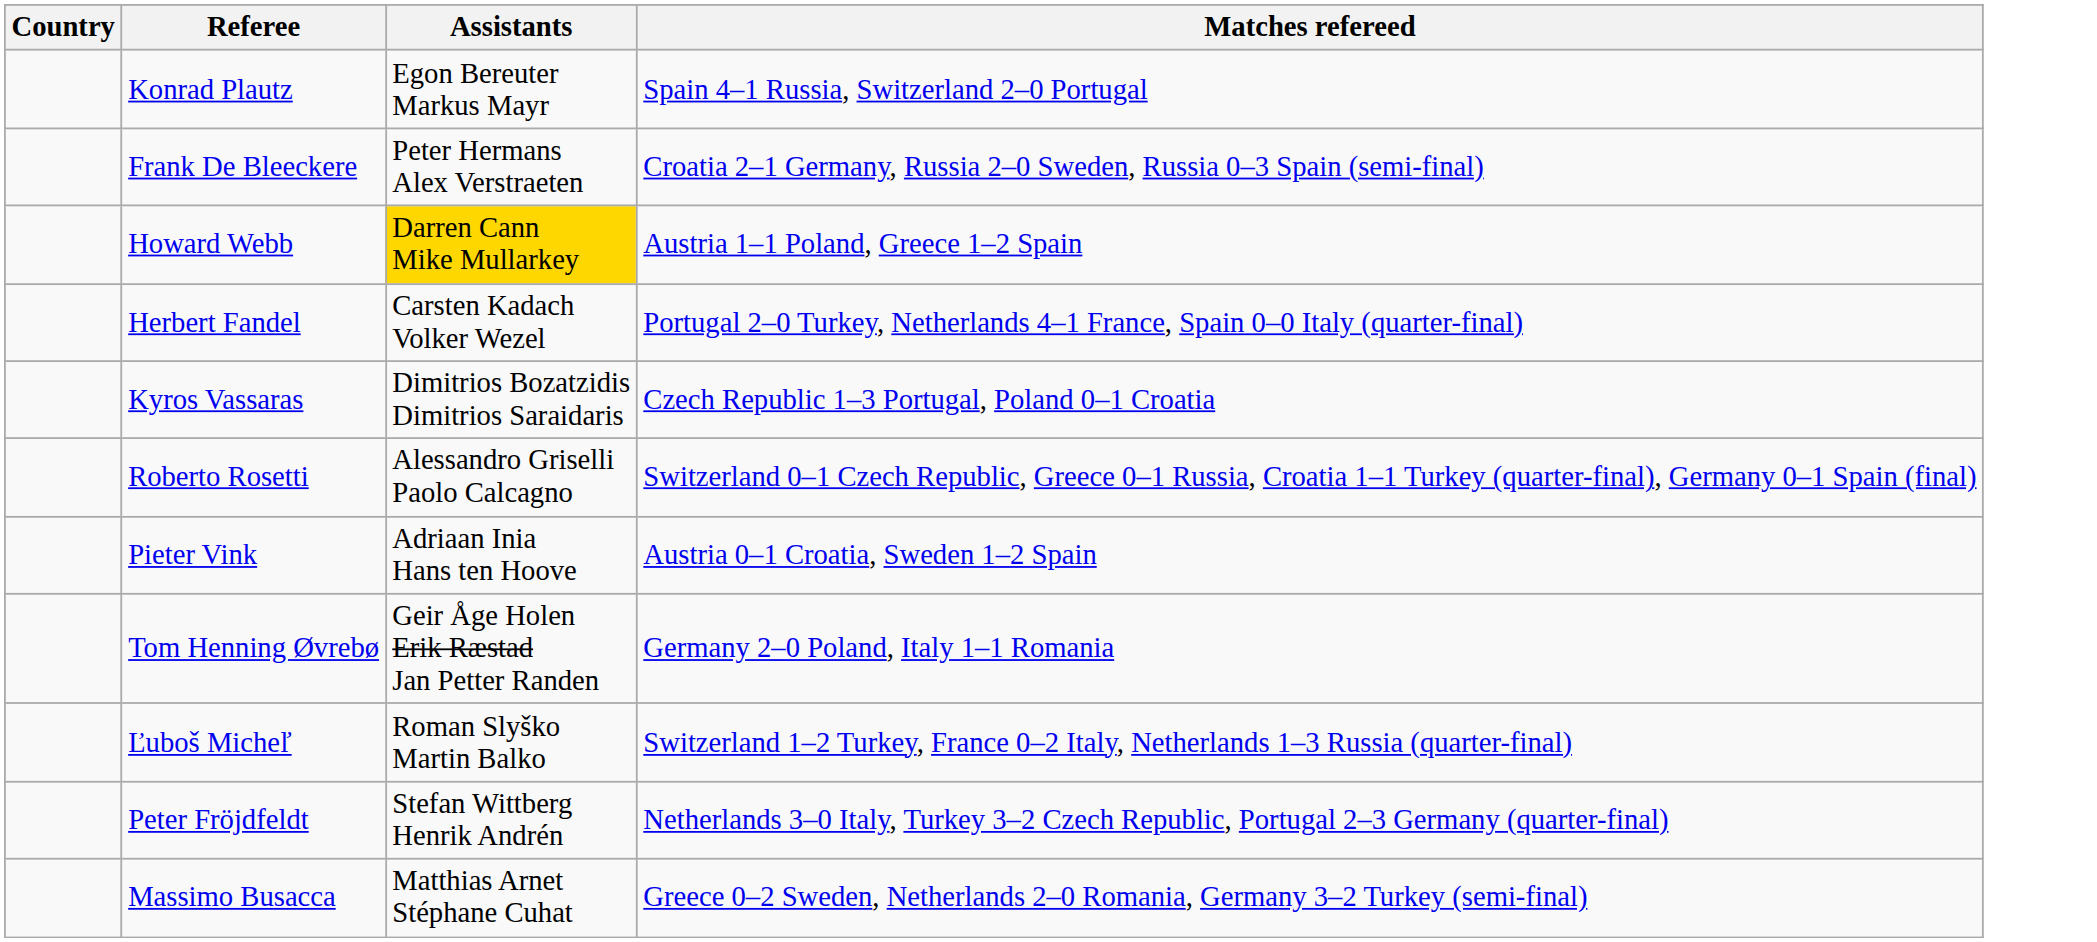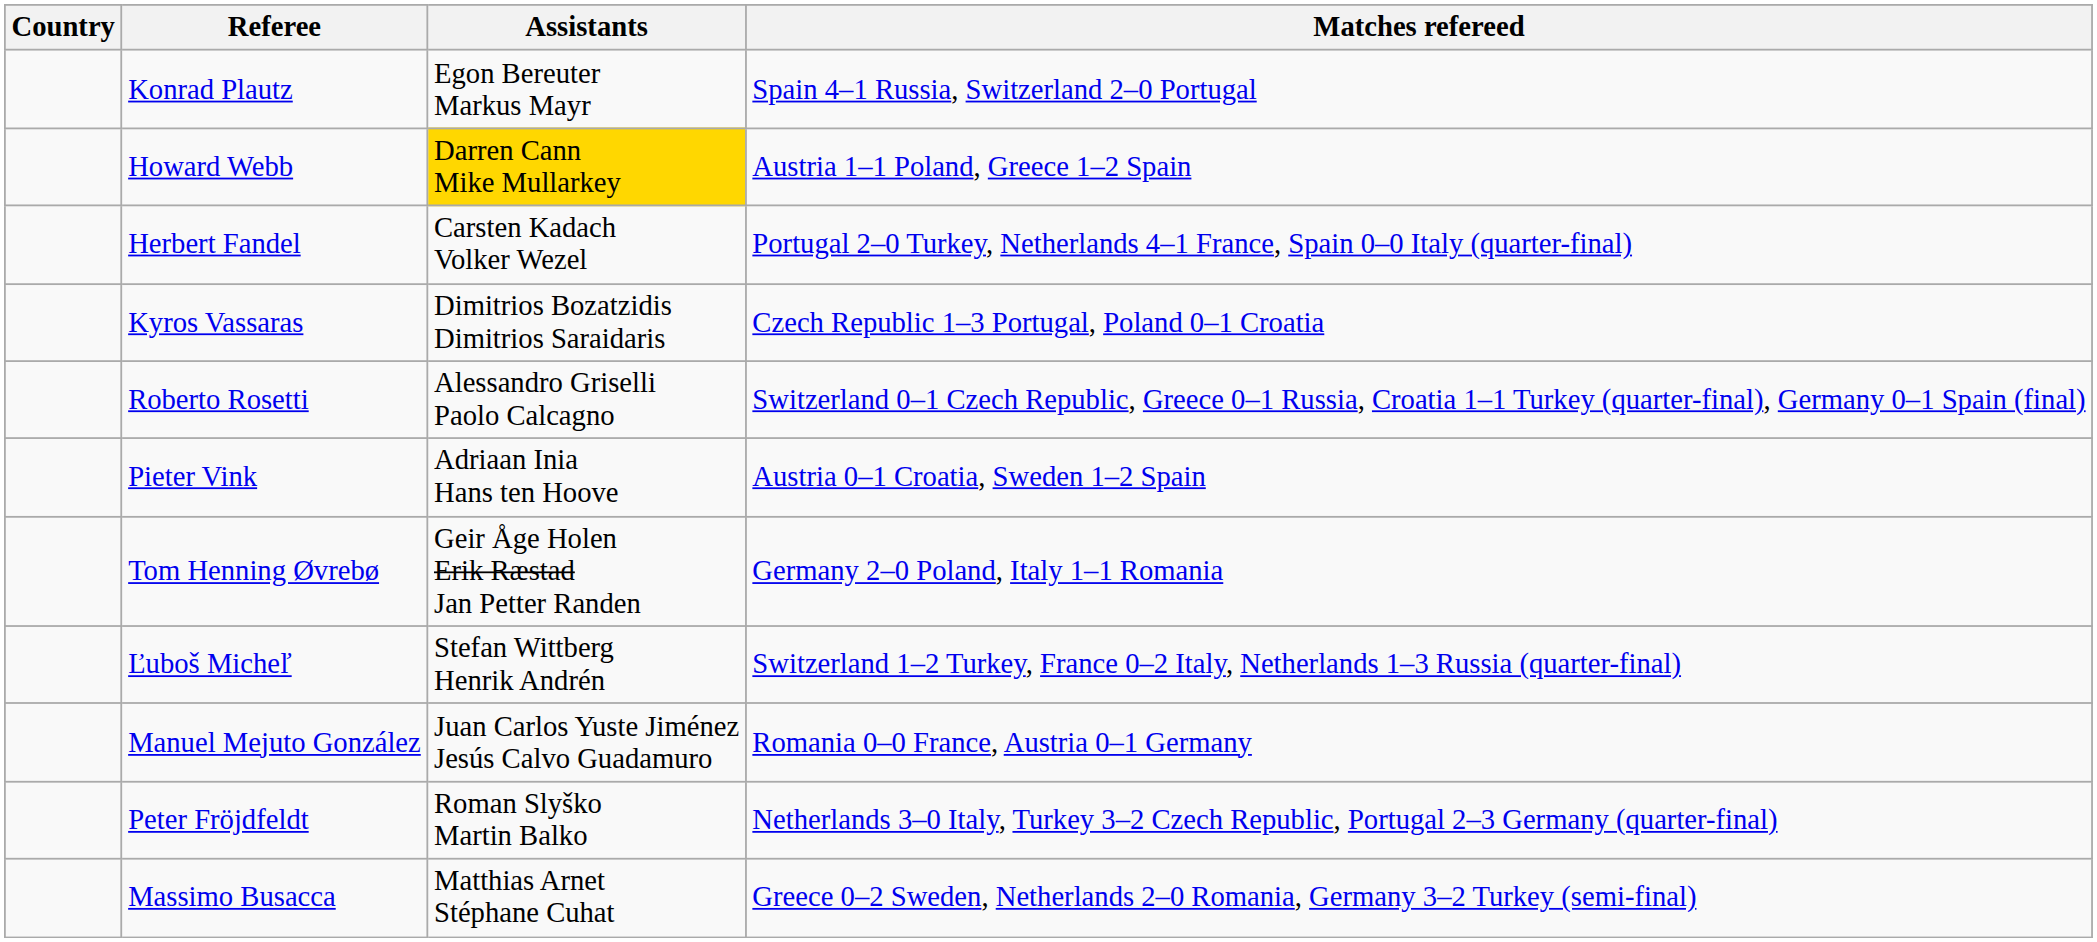- row: (243, 166)
(476, 742) Roman Slyško Martin Balko -> (524, 664) Stefan Wittberg Henrik Andrén
+ row: (274, 742)
(482, 819) Stefan Wittberg Henrik Andrén -> (518, 819) Roman Slyško Martin Balko
